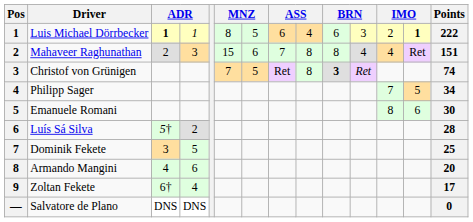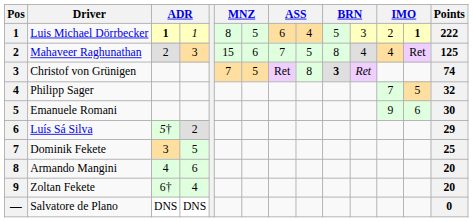(336, 33) 6 -> (336, 33) 5
(309, 52) 8 -> (309, 52) 5
(449, 52) 151 -> (449, 52) 125
(449, 90) 34 -> (449, 90) 32
(390, 110) 8 -> (390, 110) 9
(449, 129) 28 -> (449, 129) 29
(449, 187) 17 -> (449, 187) 20
